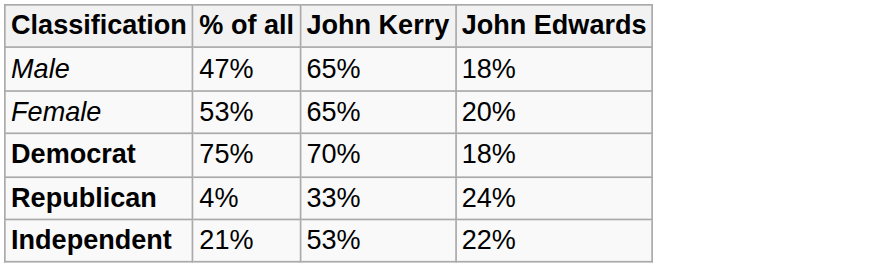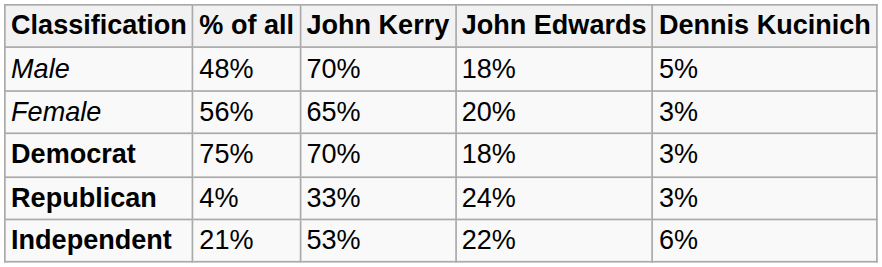+ column: (765, 25)
(226, 68) 47% -> (226, 68) 48%
(334, 68) 65% -> (334, 68) 70%
(226, 111) 53% -> (226, 111) 56%
